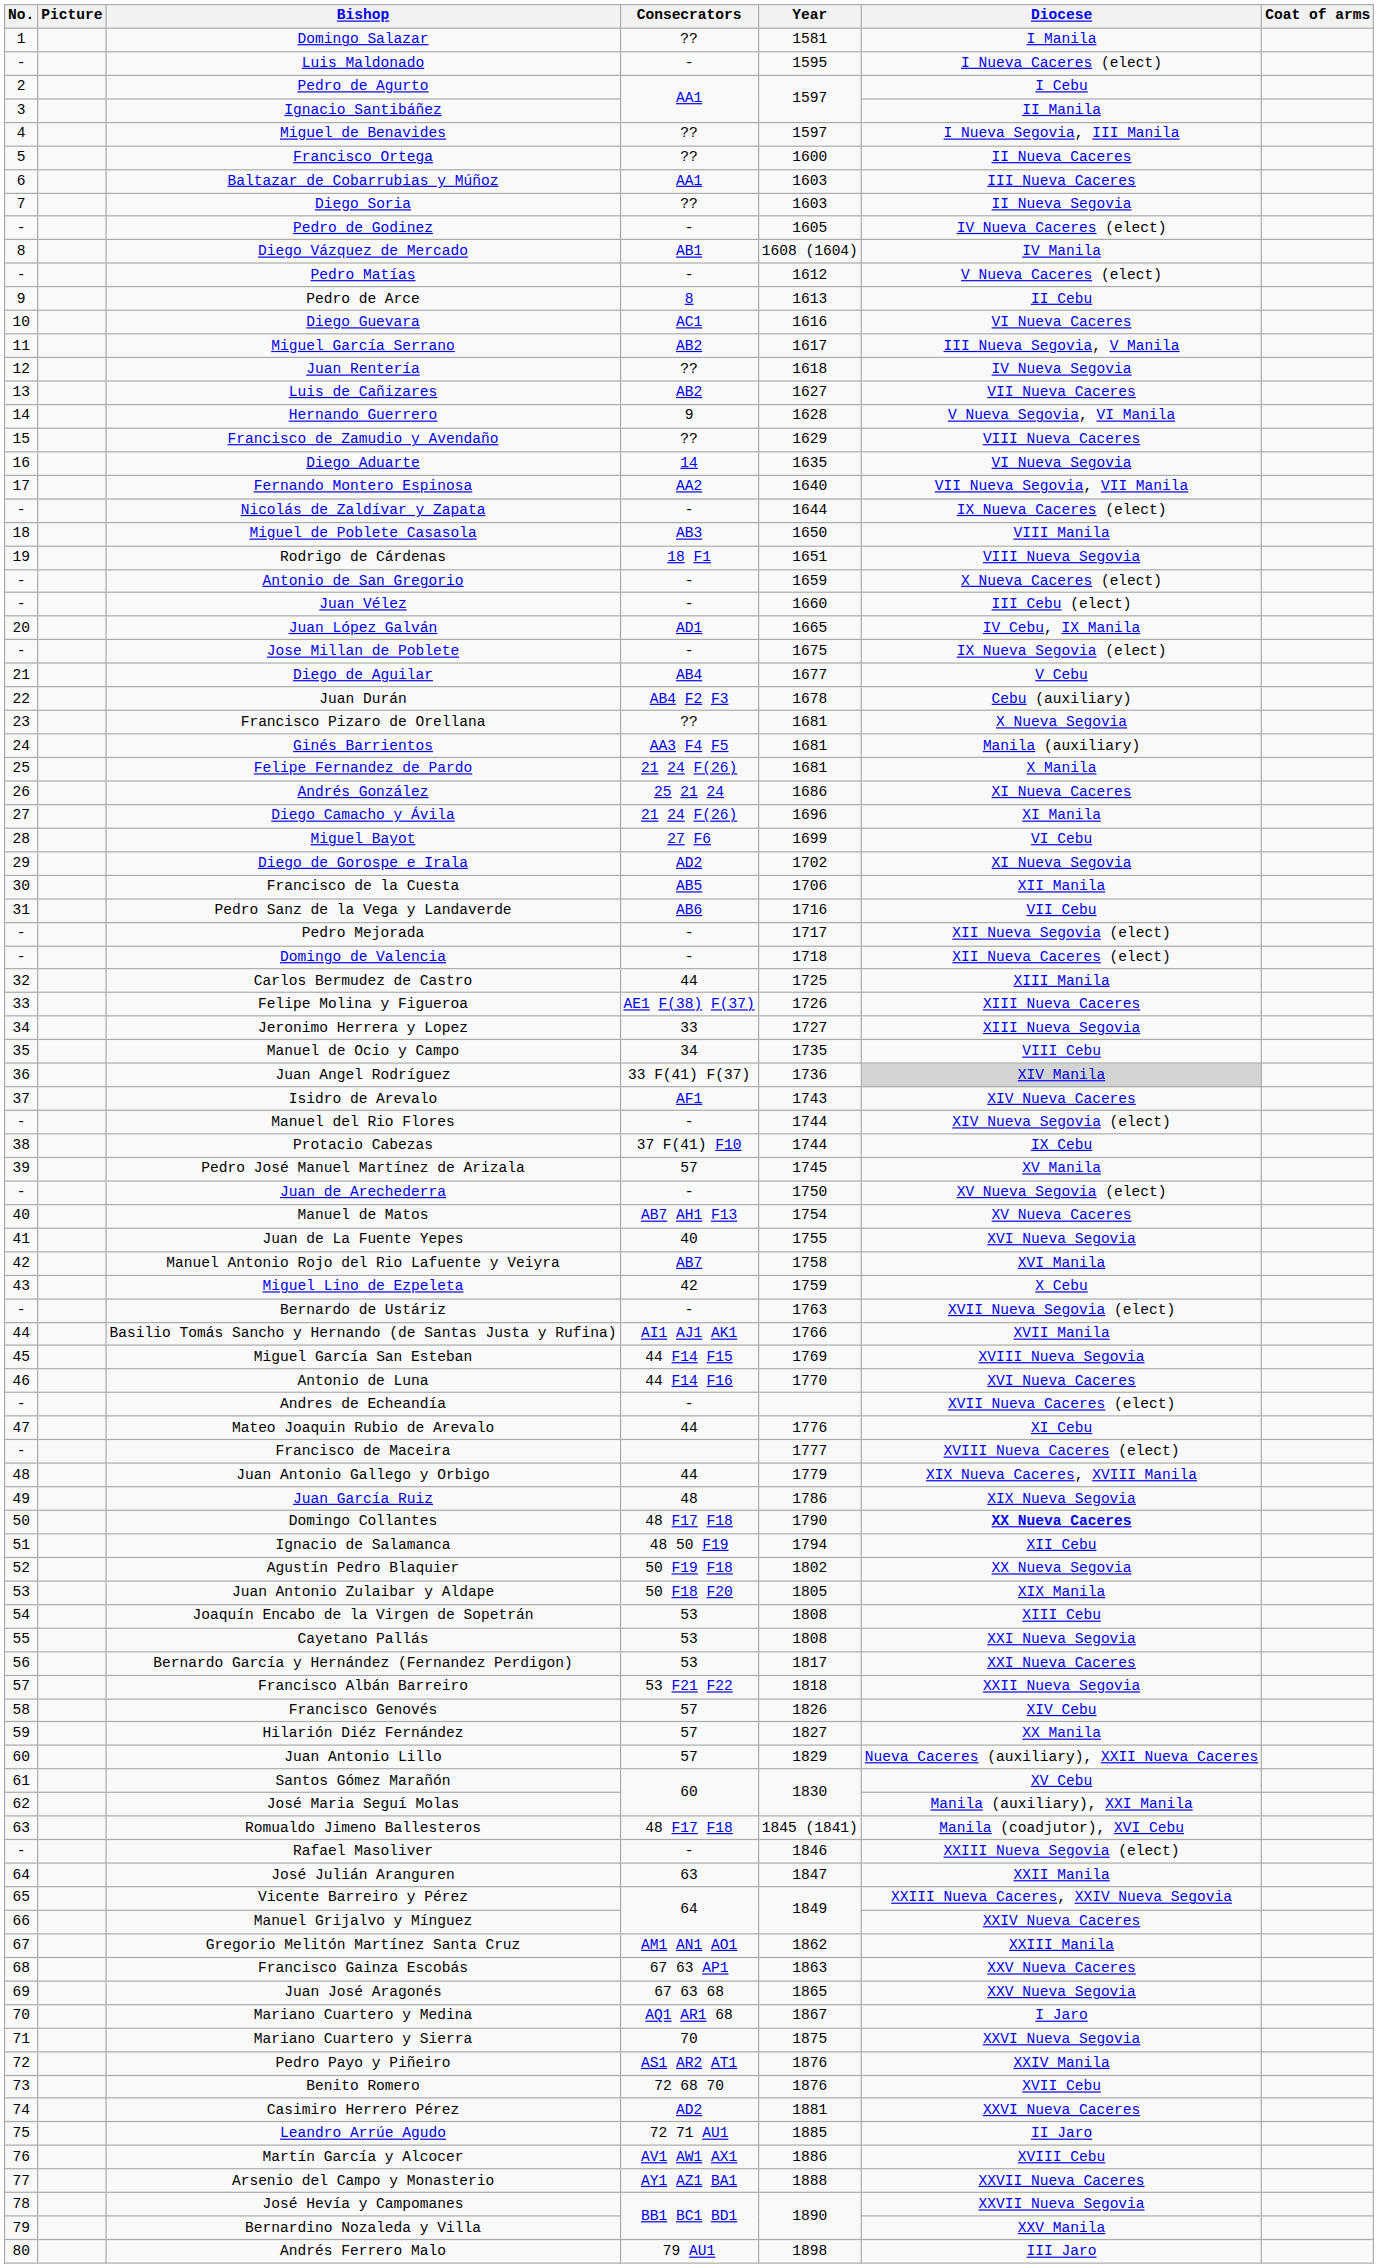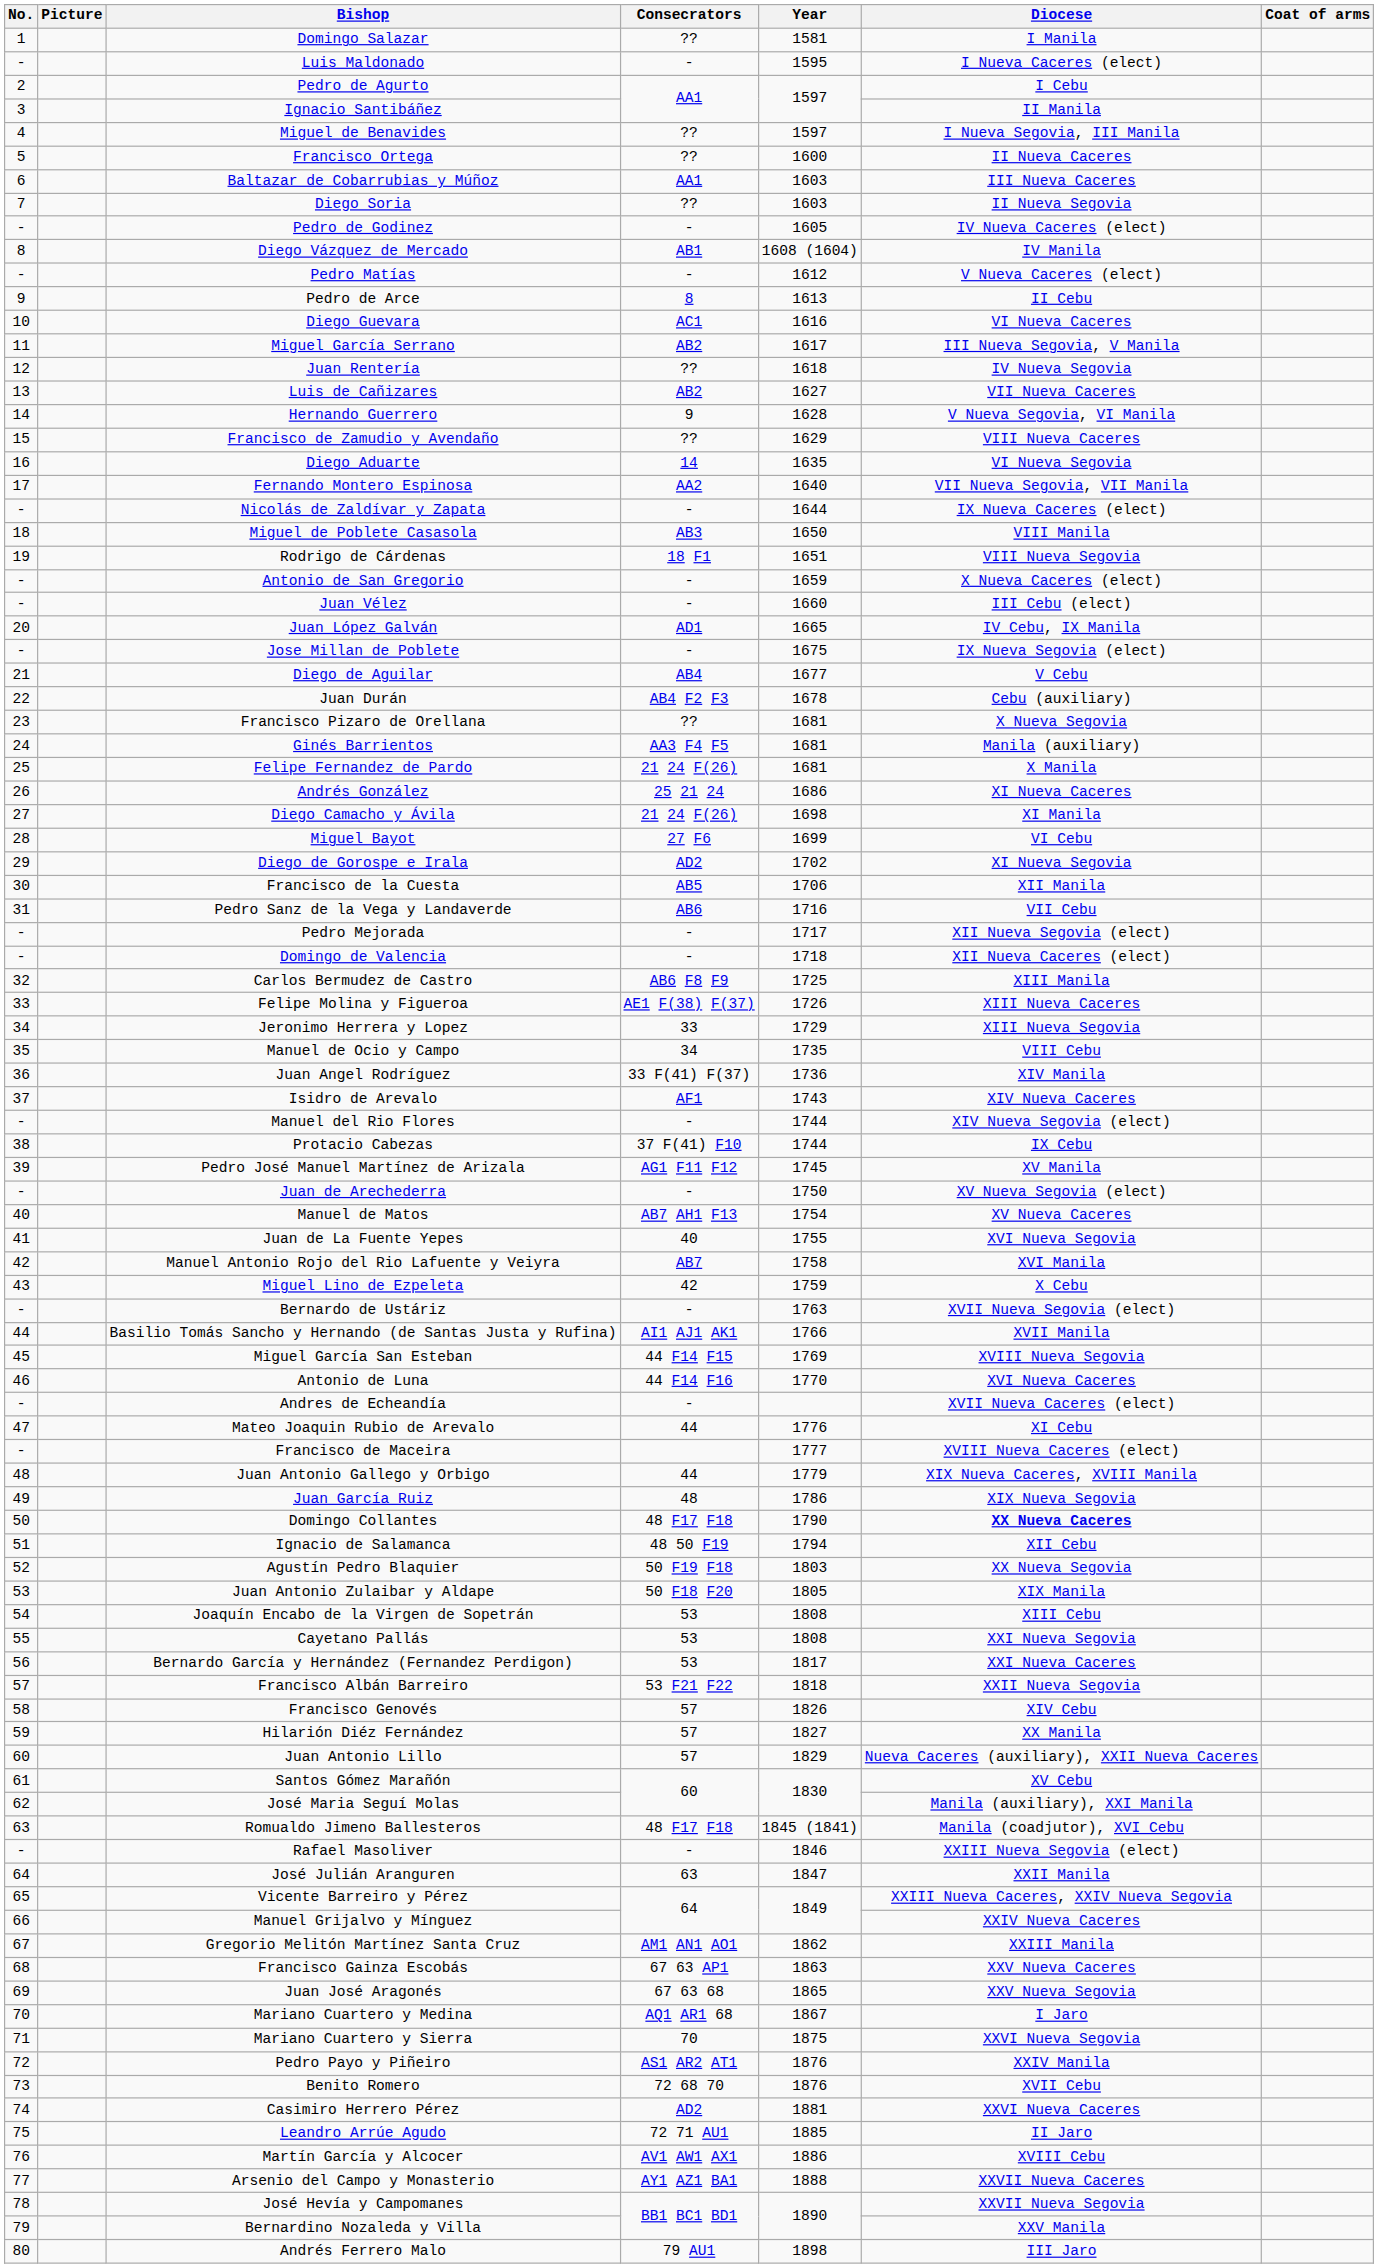(810, 817) 1696 -> (810, 817) 1698
(689, 981) 44 -> (689, 981) AB6 F8 F9
(810, 1028) 1727 -> (810, 1028) 1729
(1062, 1075) lightgrey background -> (1062, 1075) no background
(689, 1169) 57 -> (689, 1169) AG1 F11 F12
(810, 1569) 1802 -> (810, 1569) 1803
